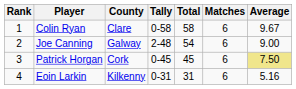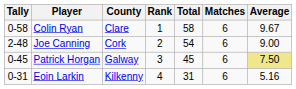columns swapped: (19, 12) <-> (161, 12)
(124, 44) Galway -> (115, 44) Cork
(118, 60) Cork -> (122, 60) Galway
